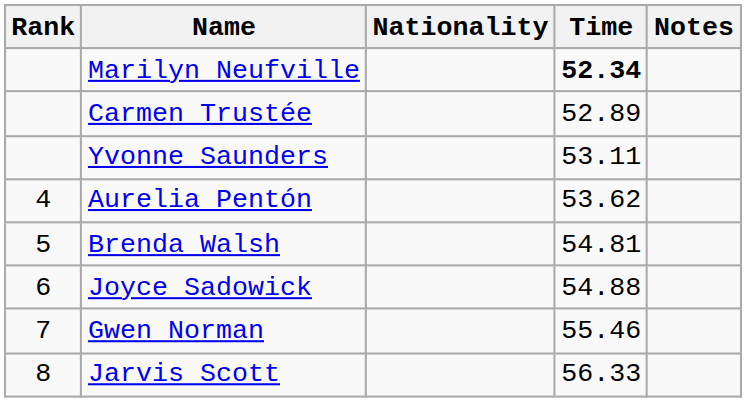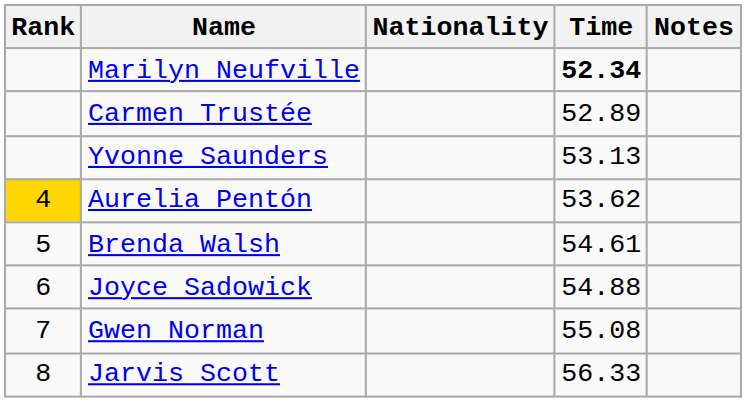(601, 157) 53.11 -> (601, 157) 53.13
(43, 200) no background -> (43, 200) gold background
(601, 244) 54.81 -> (601, 244) 54.61
(601, 331) 55.46 -> (601, 331) 55.08
